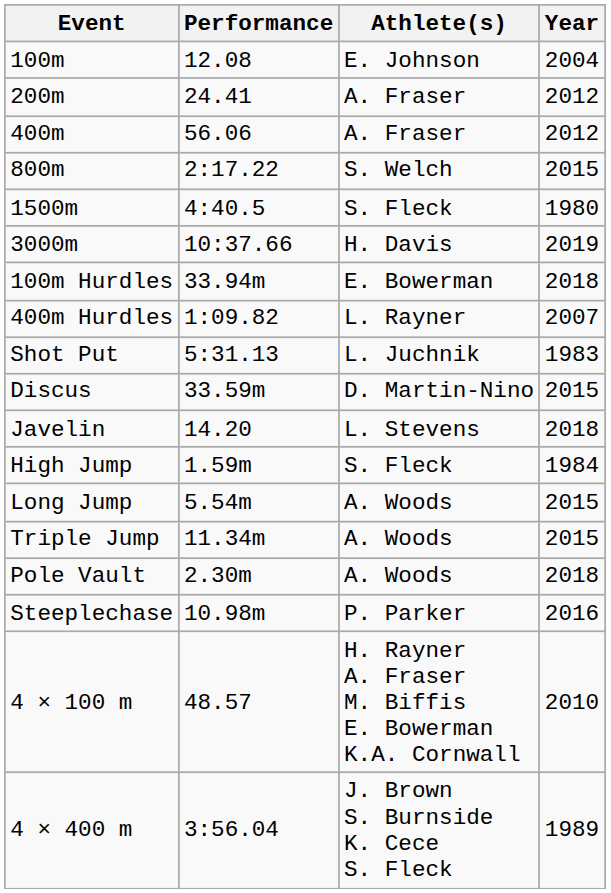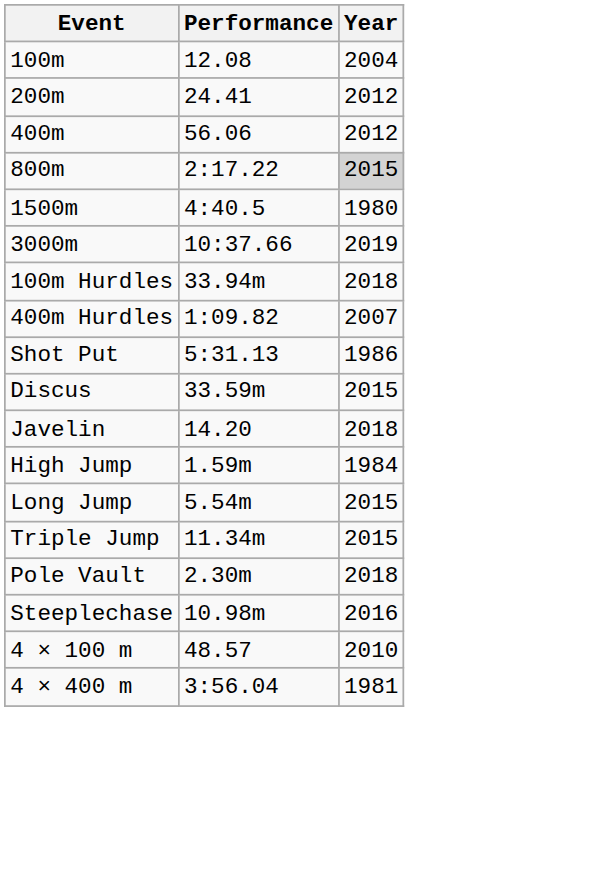- column: (439, 23)
(572, 171) no background -> (371, 171) lightgrey background
(572, 355) 1983 -> (371, 355) 1986
(572, 830) 1989 -> (371, 687) 1981
